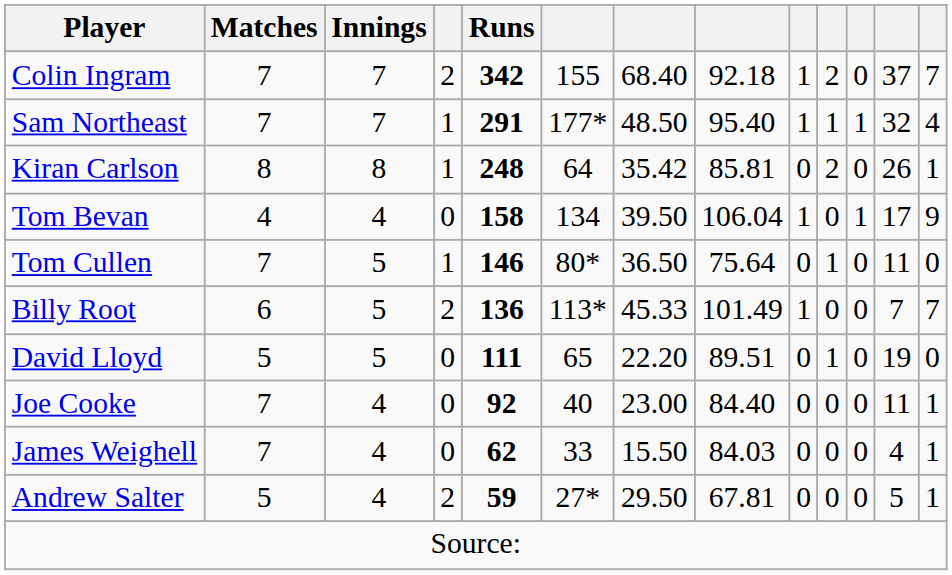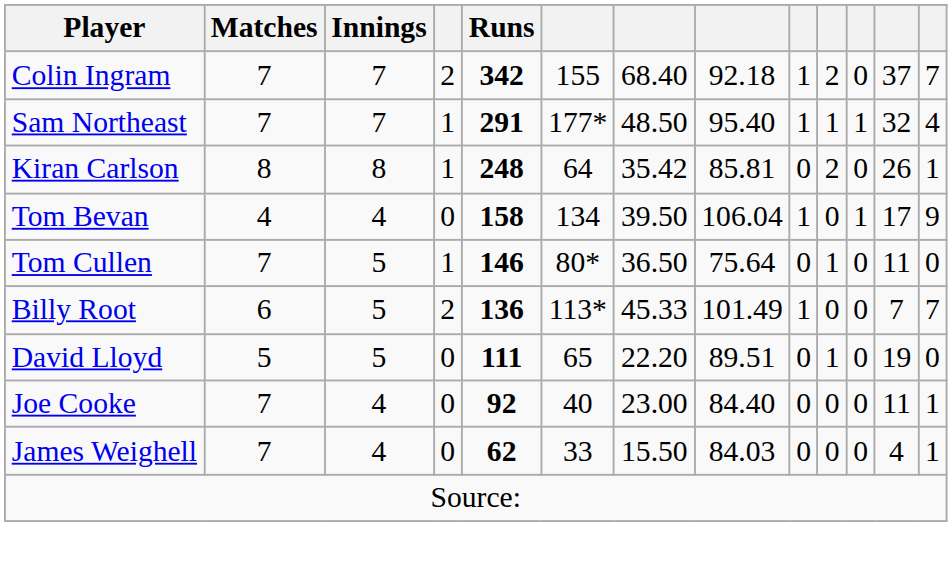- row: (98, 497)
